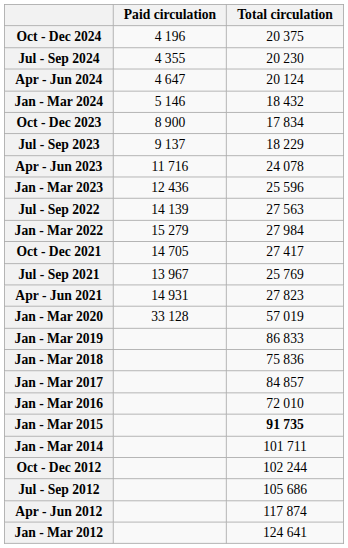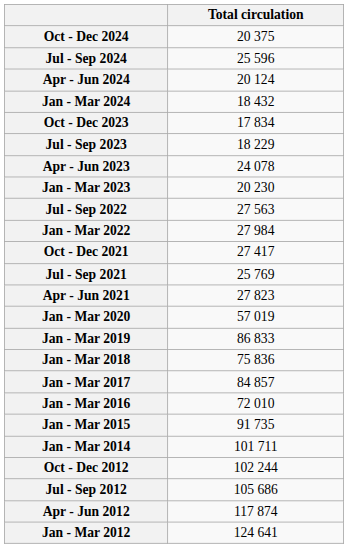- column: (170, 15)
(285, 58) 20 230 -> (256, 58) 25 596
(285, 187) 25 596 -> (256, 187) 20 230
(285, 425) bold -> (256, 425) normal
